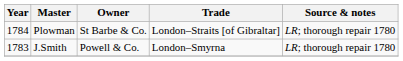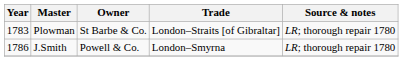(18, 30) 1784 -> (18, 30) 1783
(18, 47) 1783 -> (18, 47) 1786
